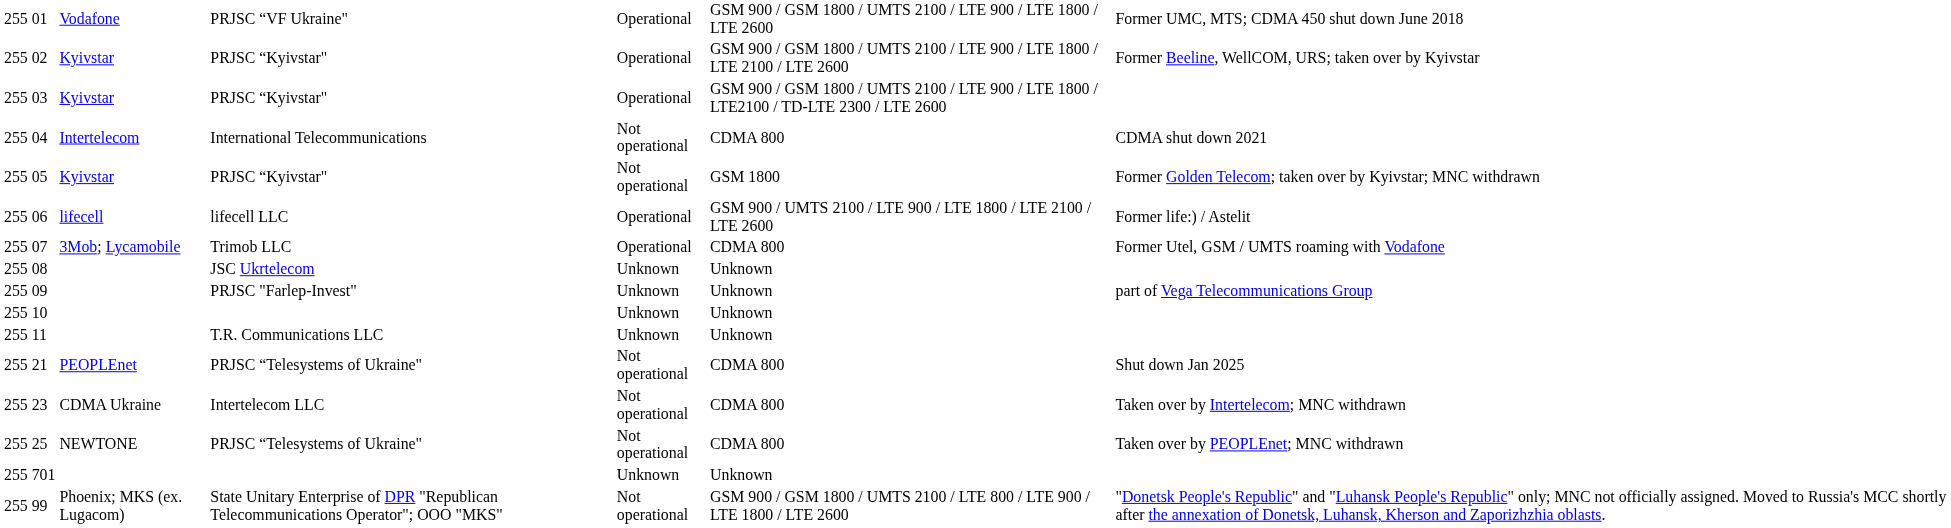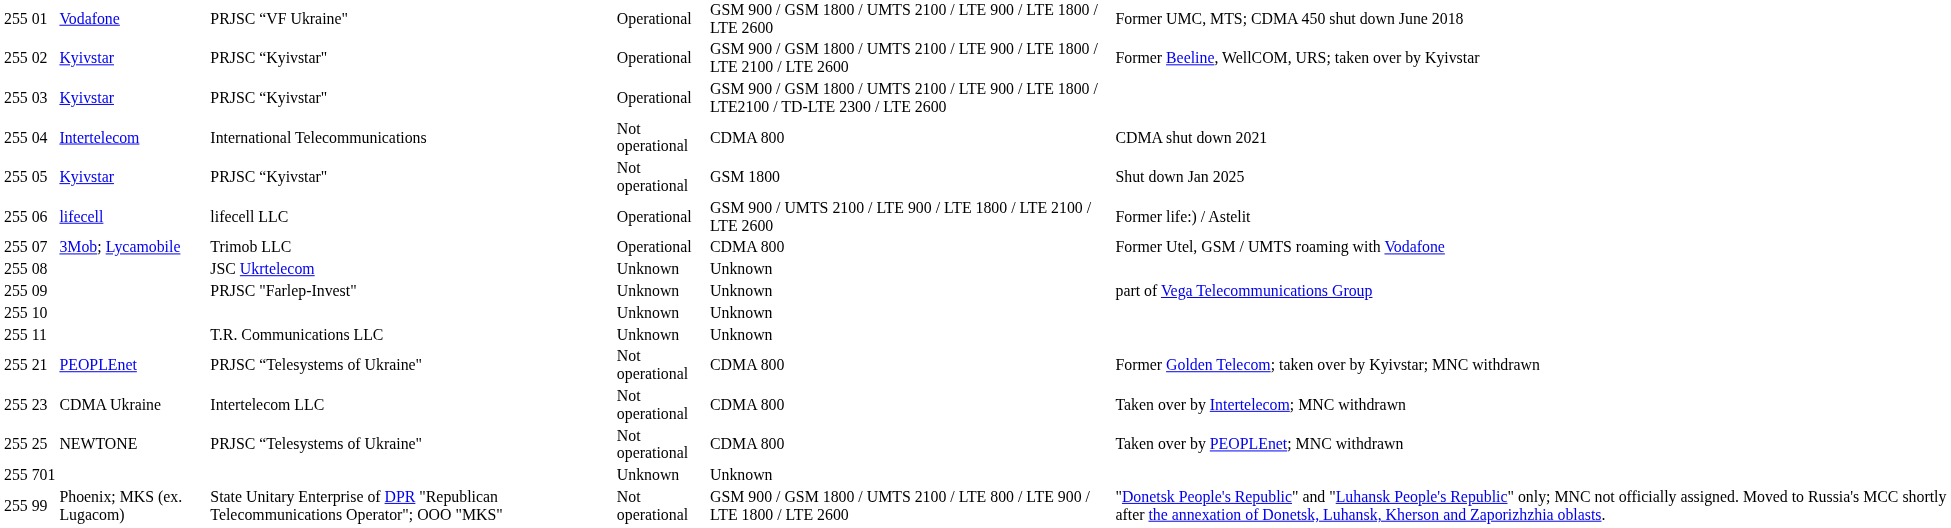(1328, 177) Former Golden Telecom; taken over by Kyivstar; MNC withdrawn -> (1180, 177) Shut down Jan 2025
(1180, 365) Shut down Jan 2025 -> (1328, 365) Former Golden Telecom; taken over by Kyivstar; MNC withdrawn
